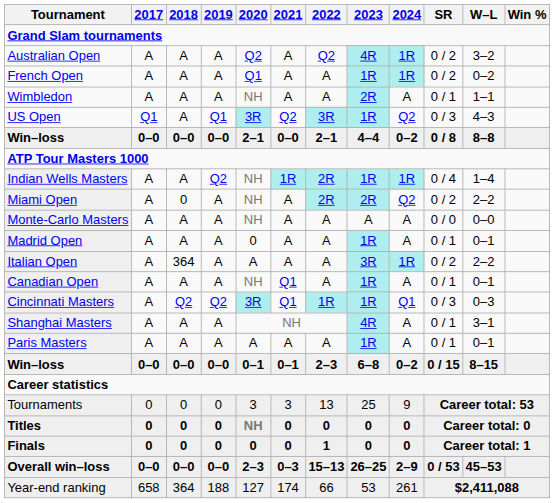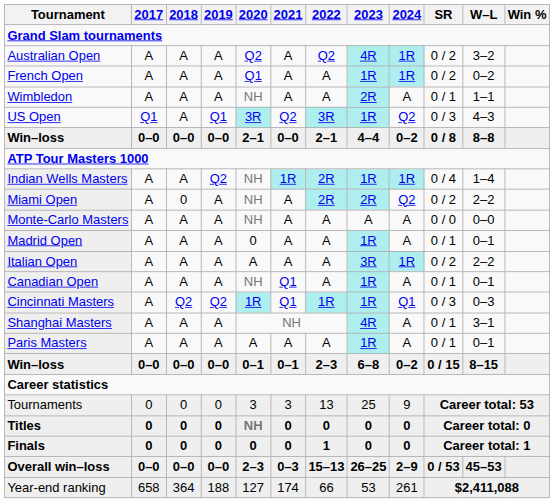(184, 261) 364 -> (184, 261) A
(253, 302) 3R -> (253, 302) 1R
